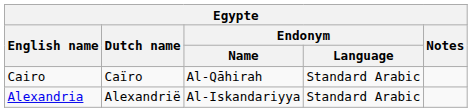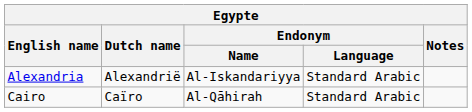rows swapped: (45, 97) <-> (26, 76)
